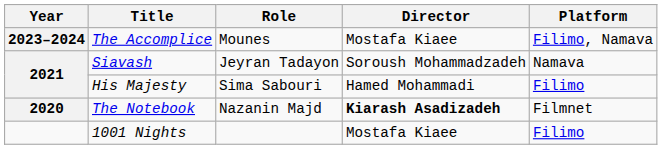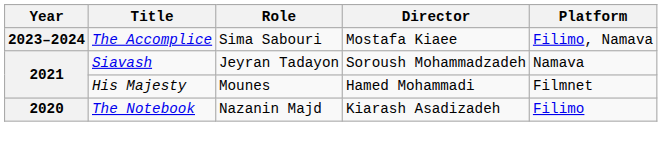(245, 40) Mounes -> (270, 40) Sima Sabouri
(270, 86) Sima Sabouri -> (245, 86) Mounes
(559, 86) Filimo -> (563, 86) Filmnet
(423, 109) bold -> (423, 109) normal
(563, 109) Filmnet -> (559, 109) Filimo
- row: (139, 133)
